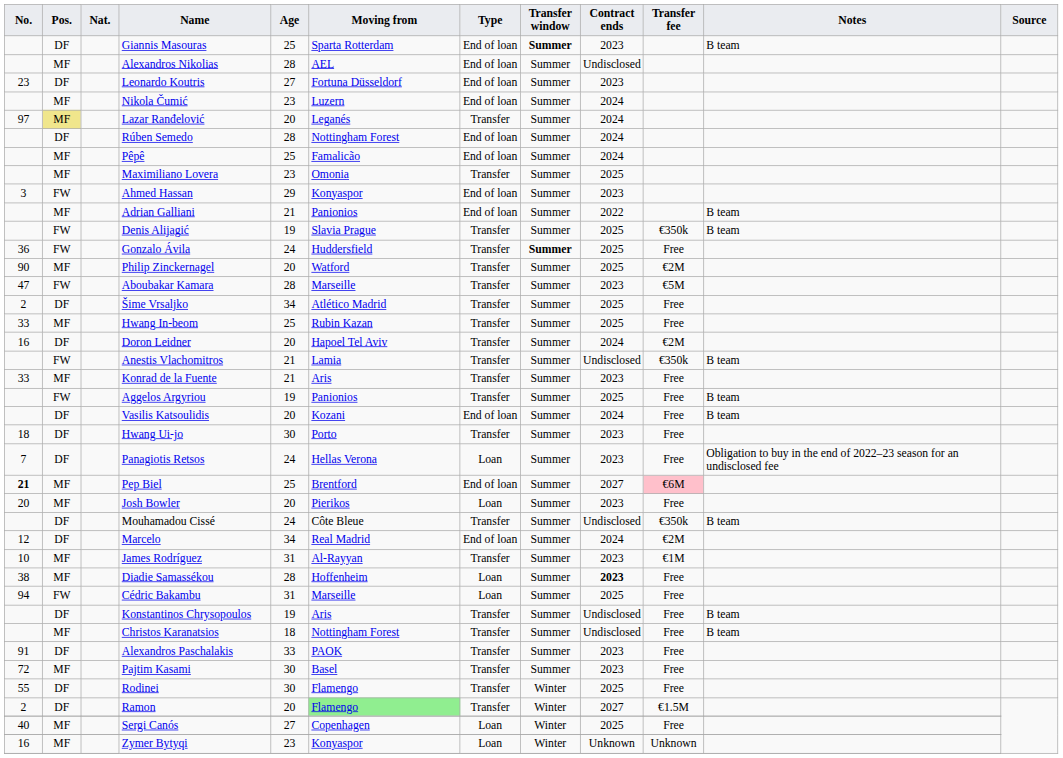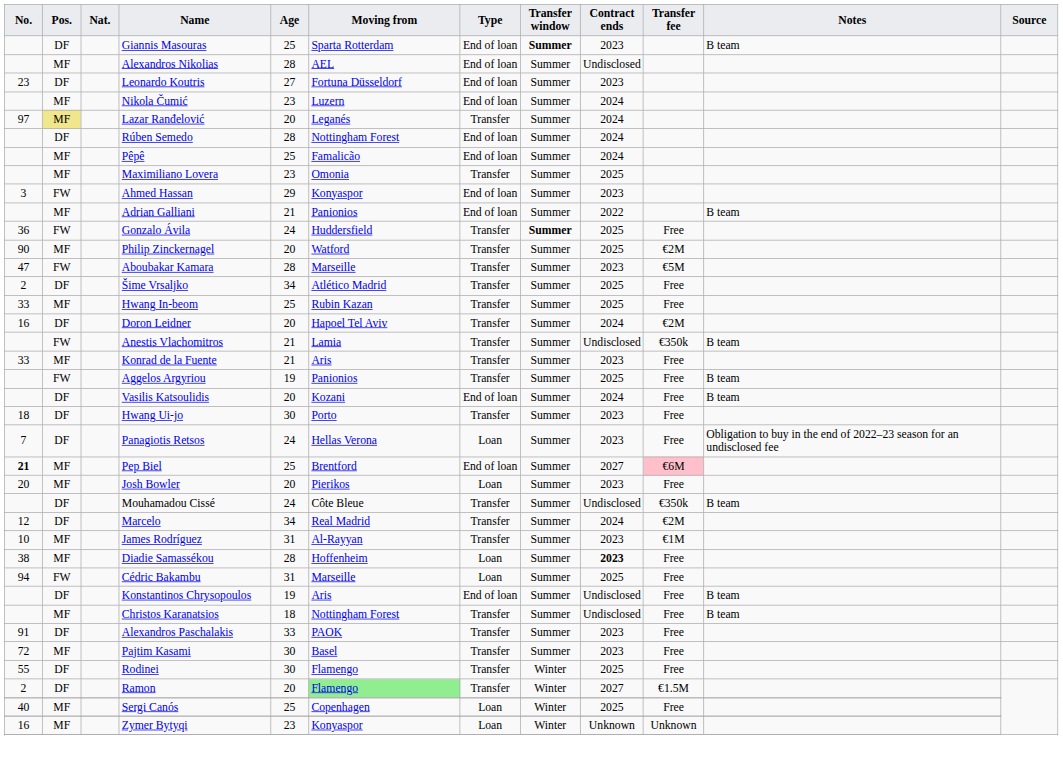- row: (155, 230)
(490, 540) End of loan -> (490, 521) Transfer
(490, 614) Transfer -> (490, 595) End of loan
(290, 725) 27 -> (290, 706) 25
